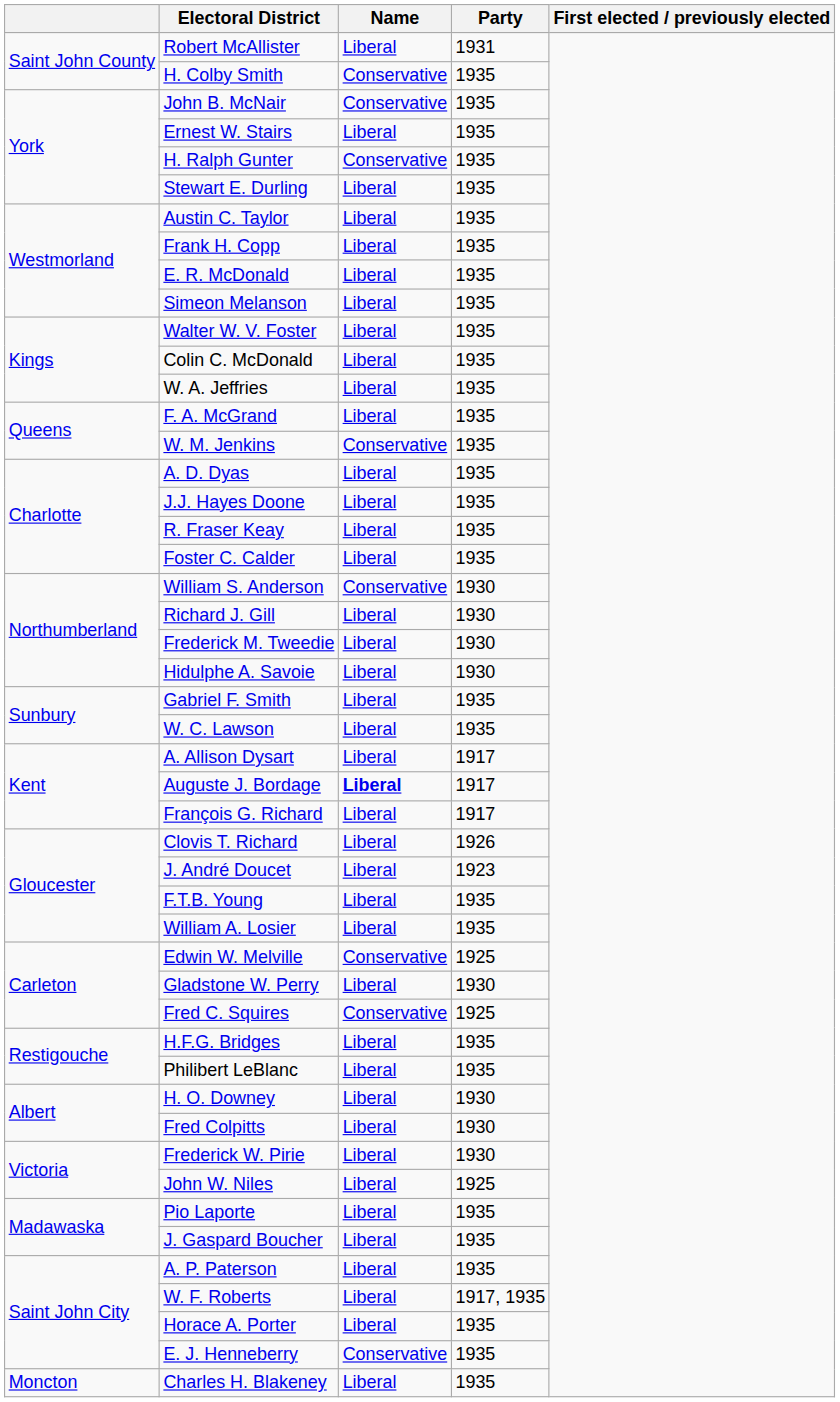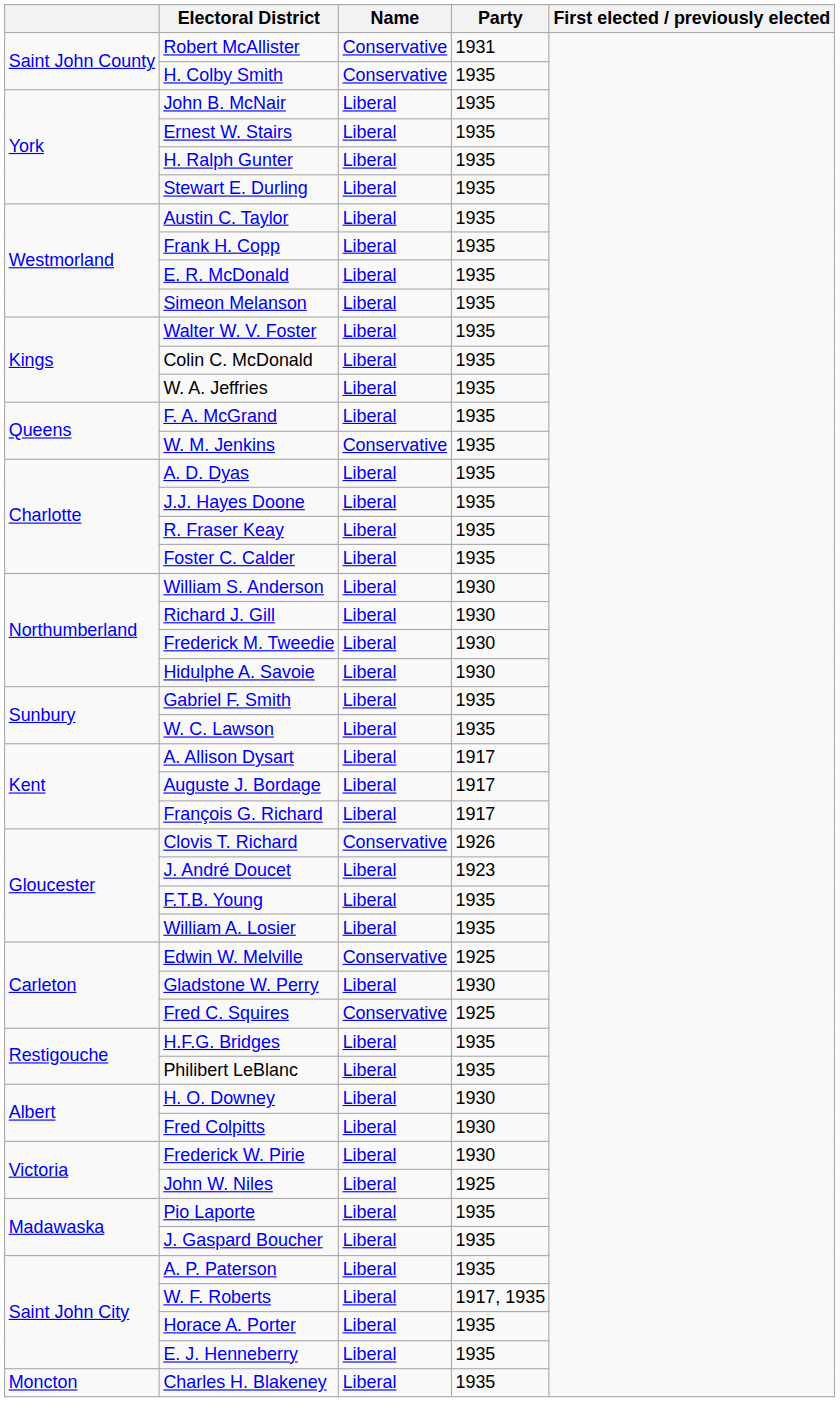(370, 47) Liberal -> (395, 47) Conservative
(395, 103) Conservative -> (370, 103) Liberal
(395, 160) Conservative -> (370, 160) Liberal
(395, 587) Conservative -> (370, 587) Liberal
(372, 786) bold -> (370, 786) normal
(370, 842) Liberal -> (395, 842) Conservative
(395, 1354) Conservative -> (370, 1354) Liberal
